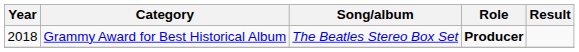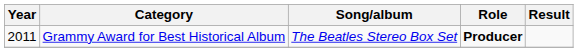(22, 36) 2018 -> (22, 36) 2011
